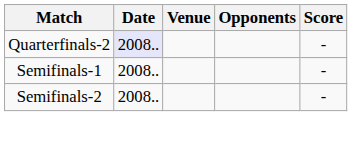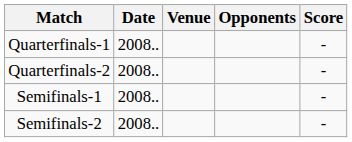+ row: (59, 44)
(138, 44) lavender background -> (138, 70) no background
